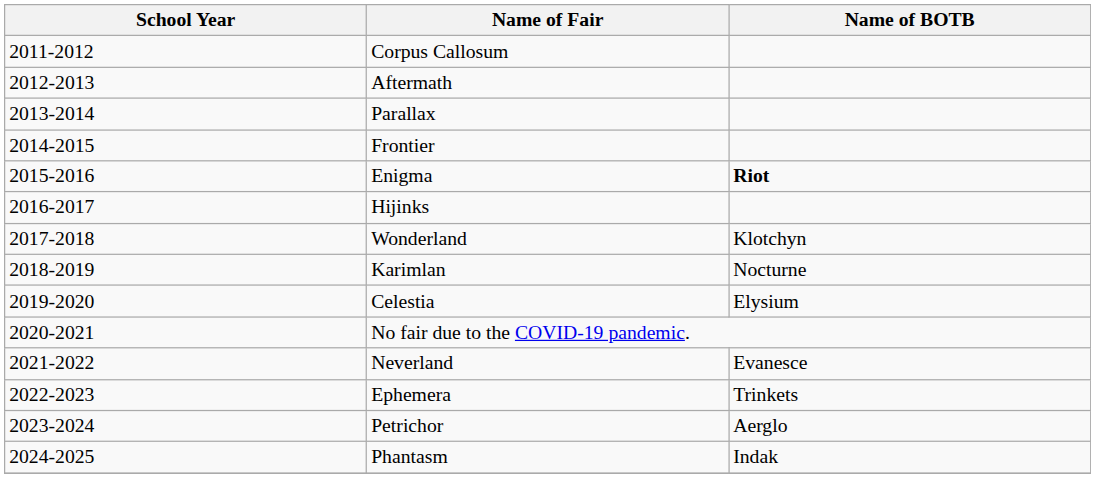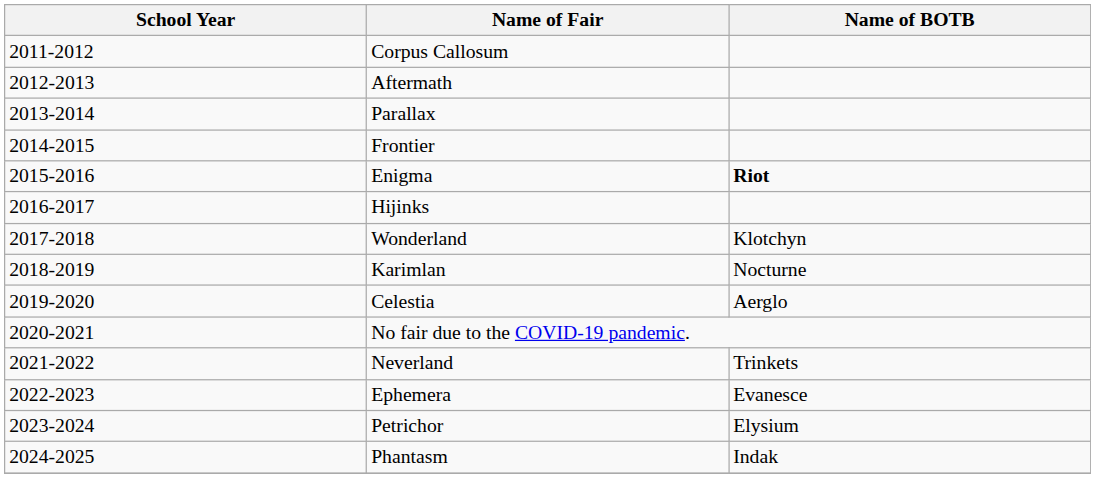(766, 301) Elysium -> (760, 301) Aerglo
(770, 363) Evanesce -> (766, 363) Trinkets
(766, 394) Trinkets -> (770, 394) Evanesce
(760, 425) Aerglo -> (766, 425) Elysium
